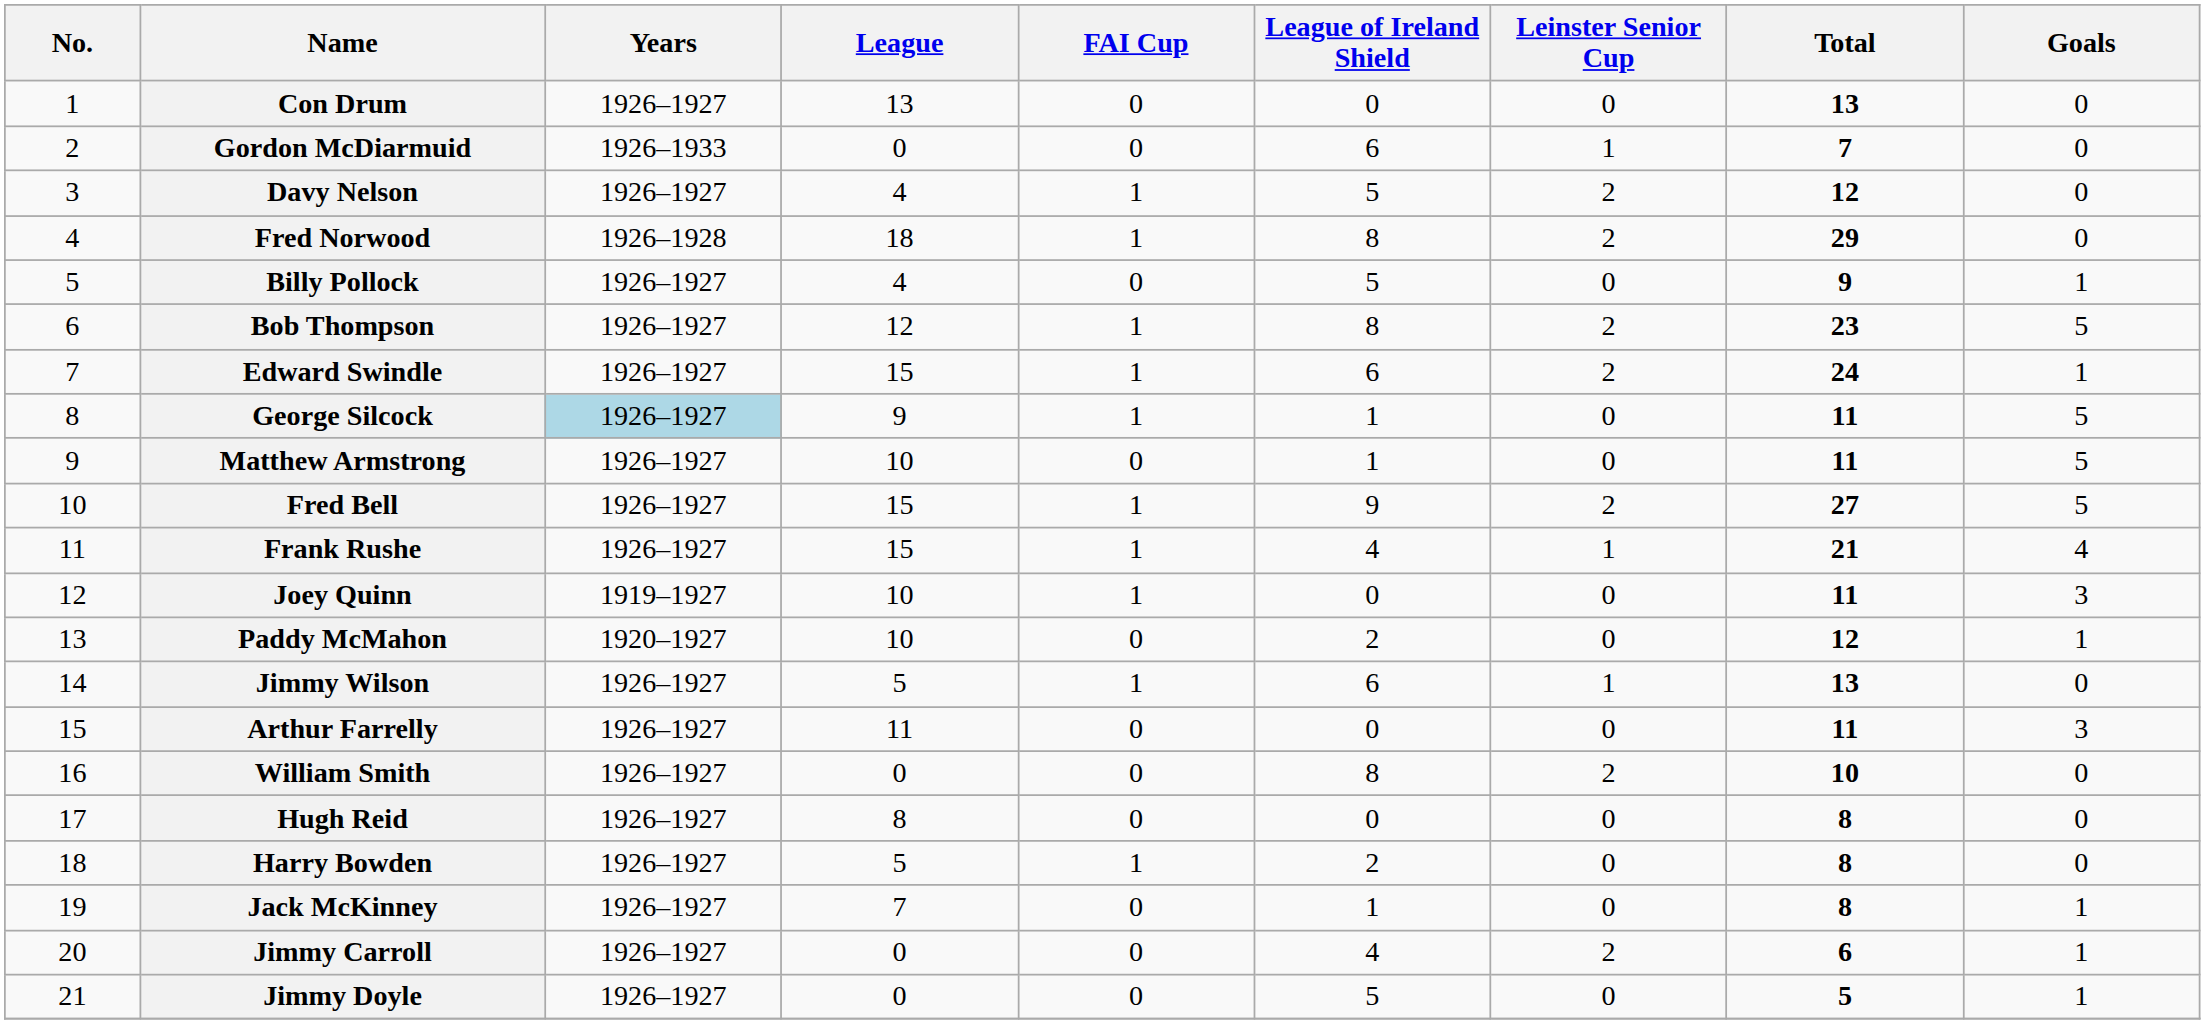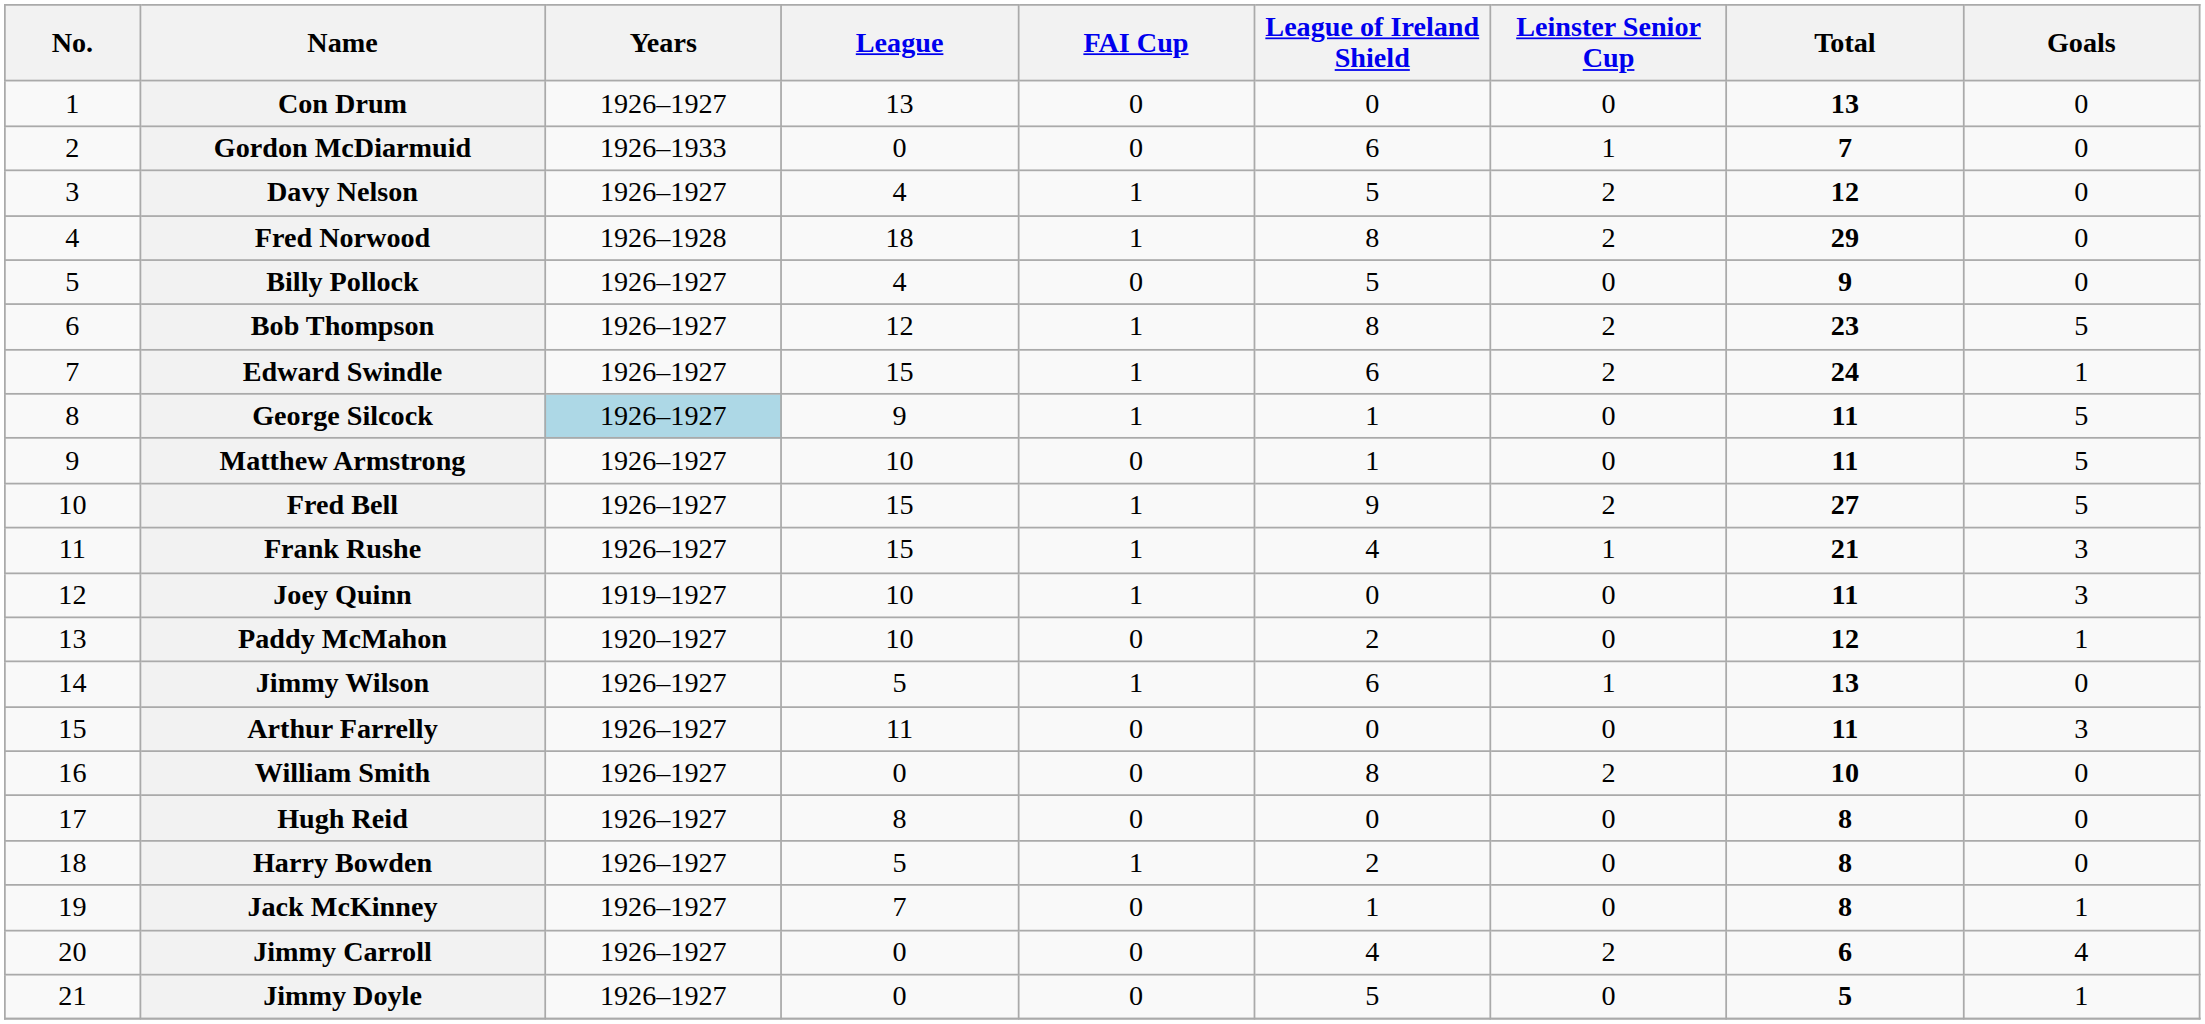(2081, 281) 1 -> (2081, 281) 0
(2081, 549) 4 -> (2081, 549) 3
(2081, 951) 1 -> (2081, 951) 4
